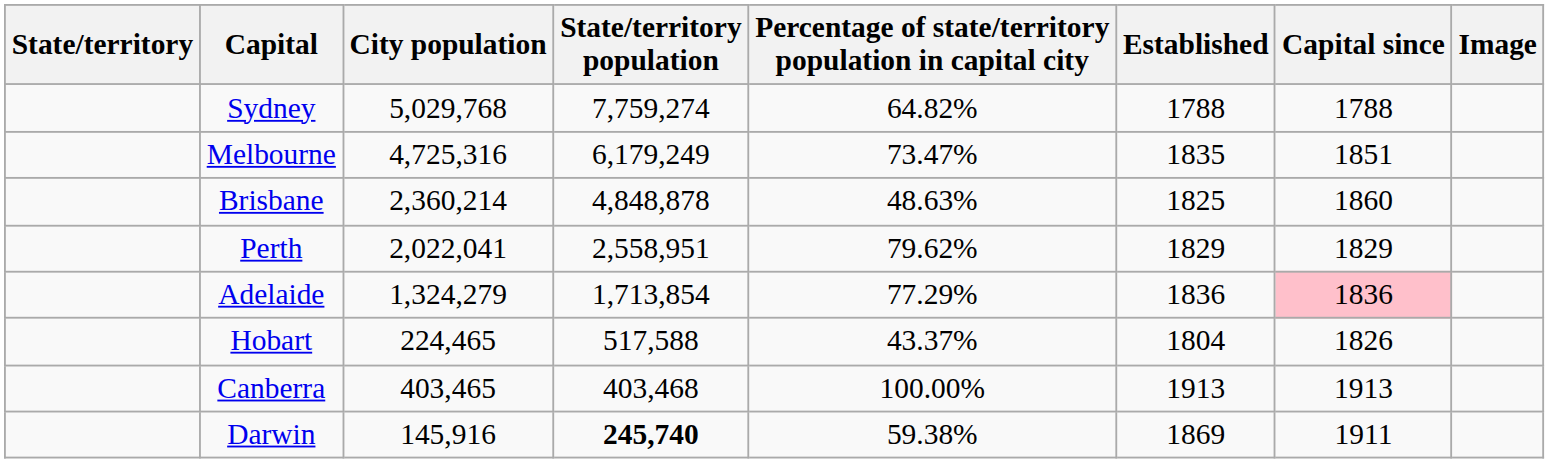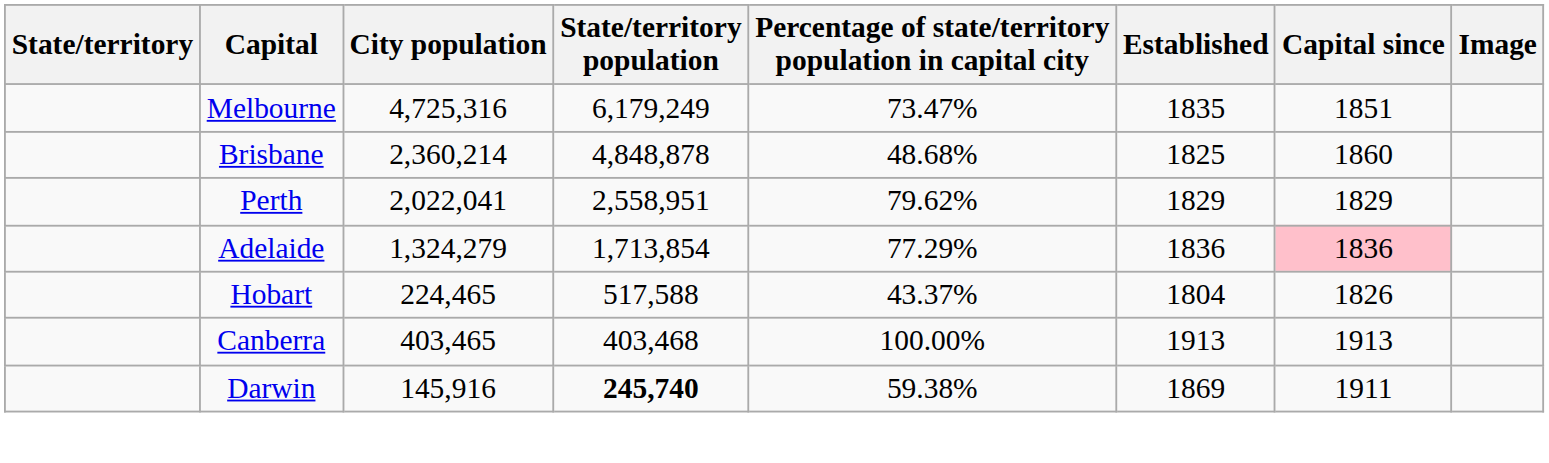- row: (271, 107)
(932, 201) 48.63% -> (932, 154) 48.68%
